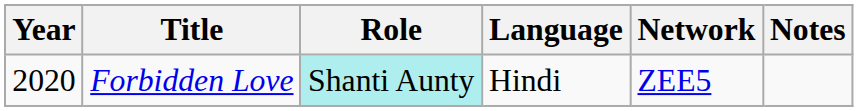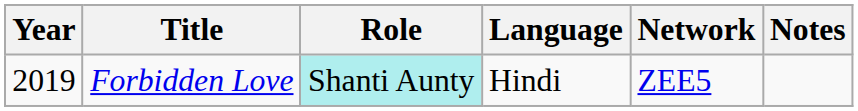(44, 79) 2020 -> (44, 79) 2019
